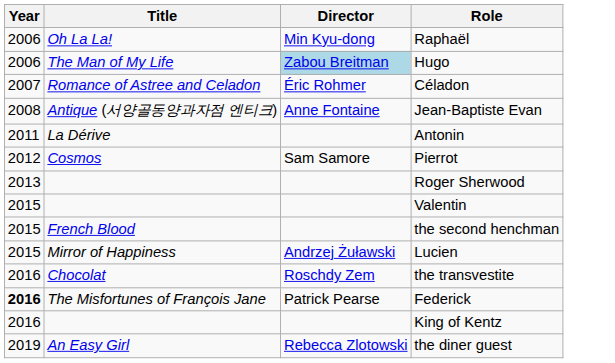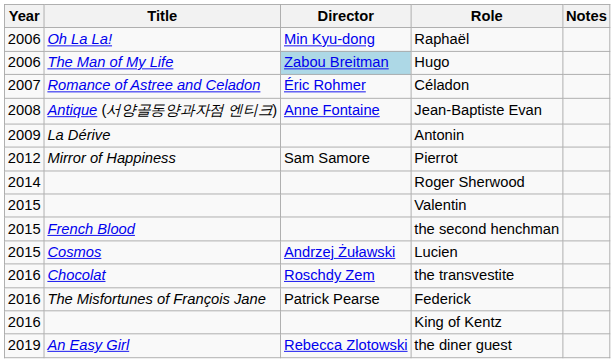+ column: (586, 16)
(24, 135) 2011 -> (24, 135) 2009
(74, 159) Cosmos -> (112, 159) Mirror of Happiness
(24, 182) 2013 -> (24, 182) 2014
(112, 252) Mirror of Happiness -> (74, 252) Cosmos
(24, 299) bold -> (24, 299) normal
